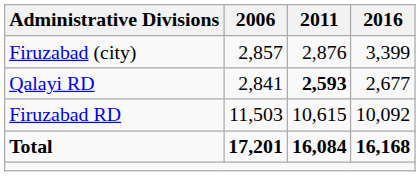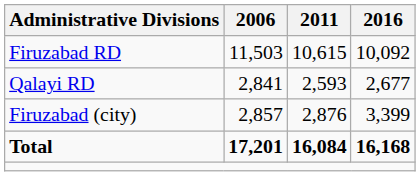rows swapped: (65, 114) <-> (73, 51)
(324, 83) bold -> (324, 83) normal
